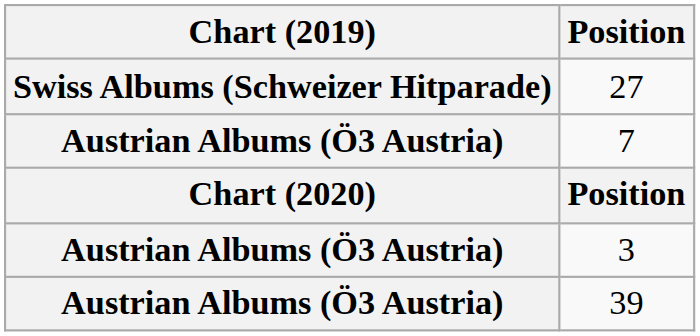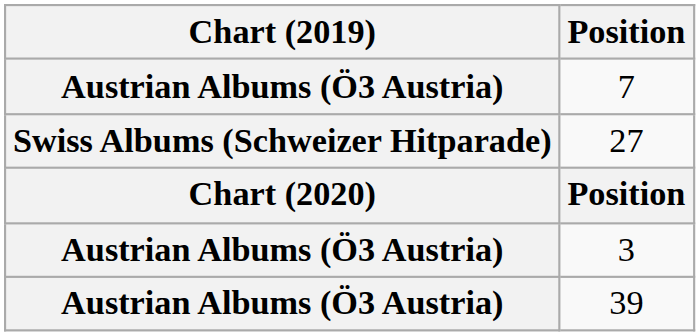rows swapped: (626, 140) <-> (626, 85)
